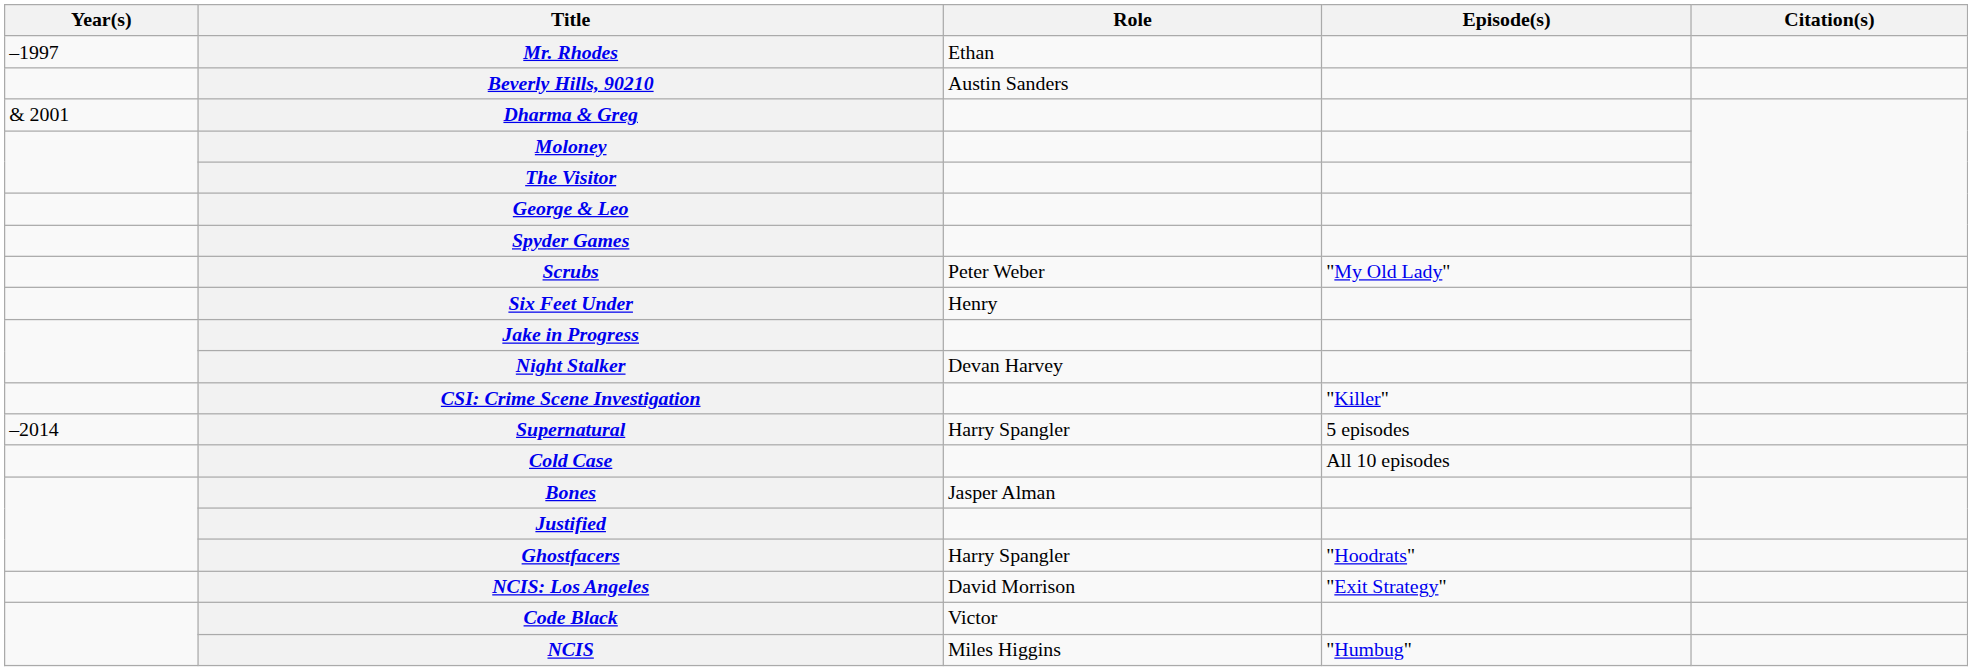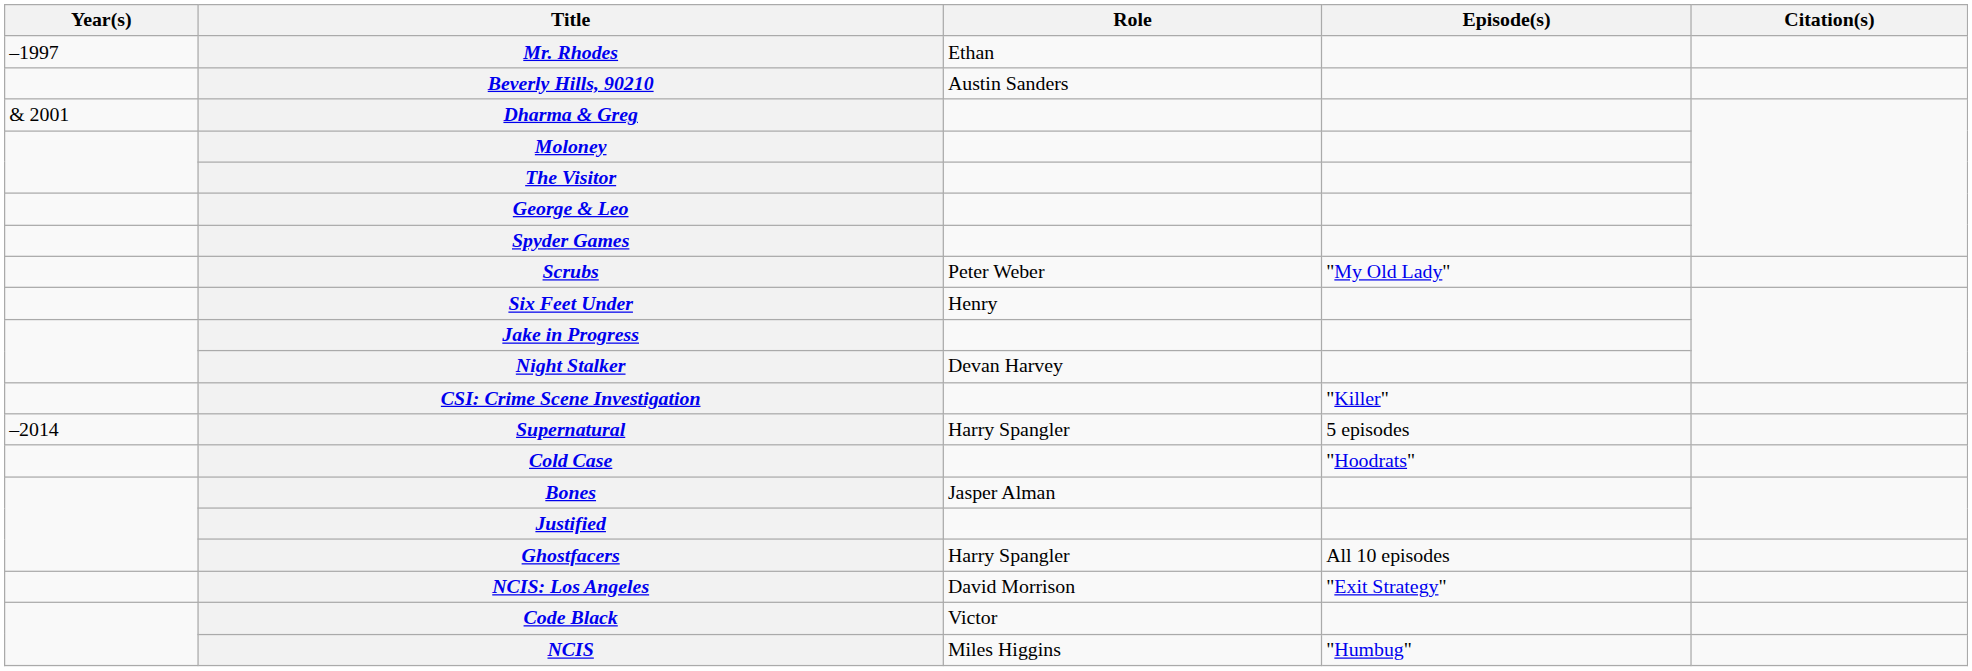(1388, 460) All 10 episodes -> (1371, 460) "Hoodrats"
(1371, 555) "Hoodrats" -> (1388, 555) All 10 episodes
